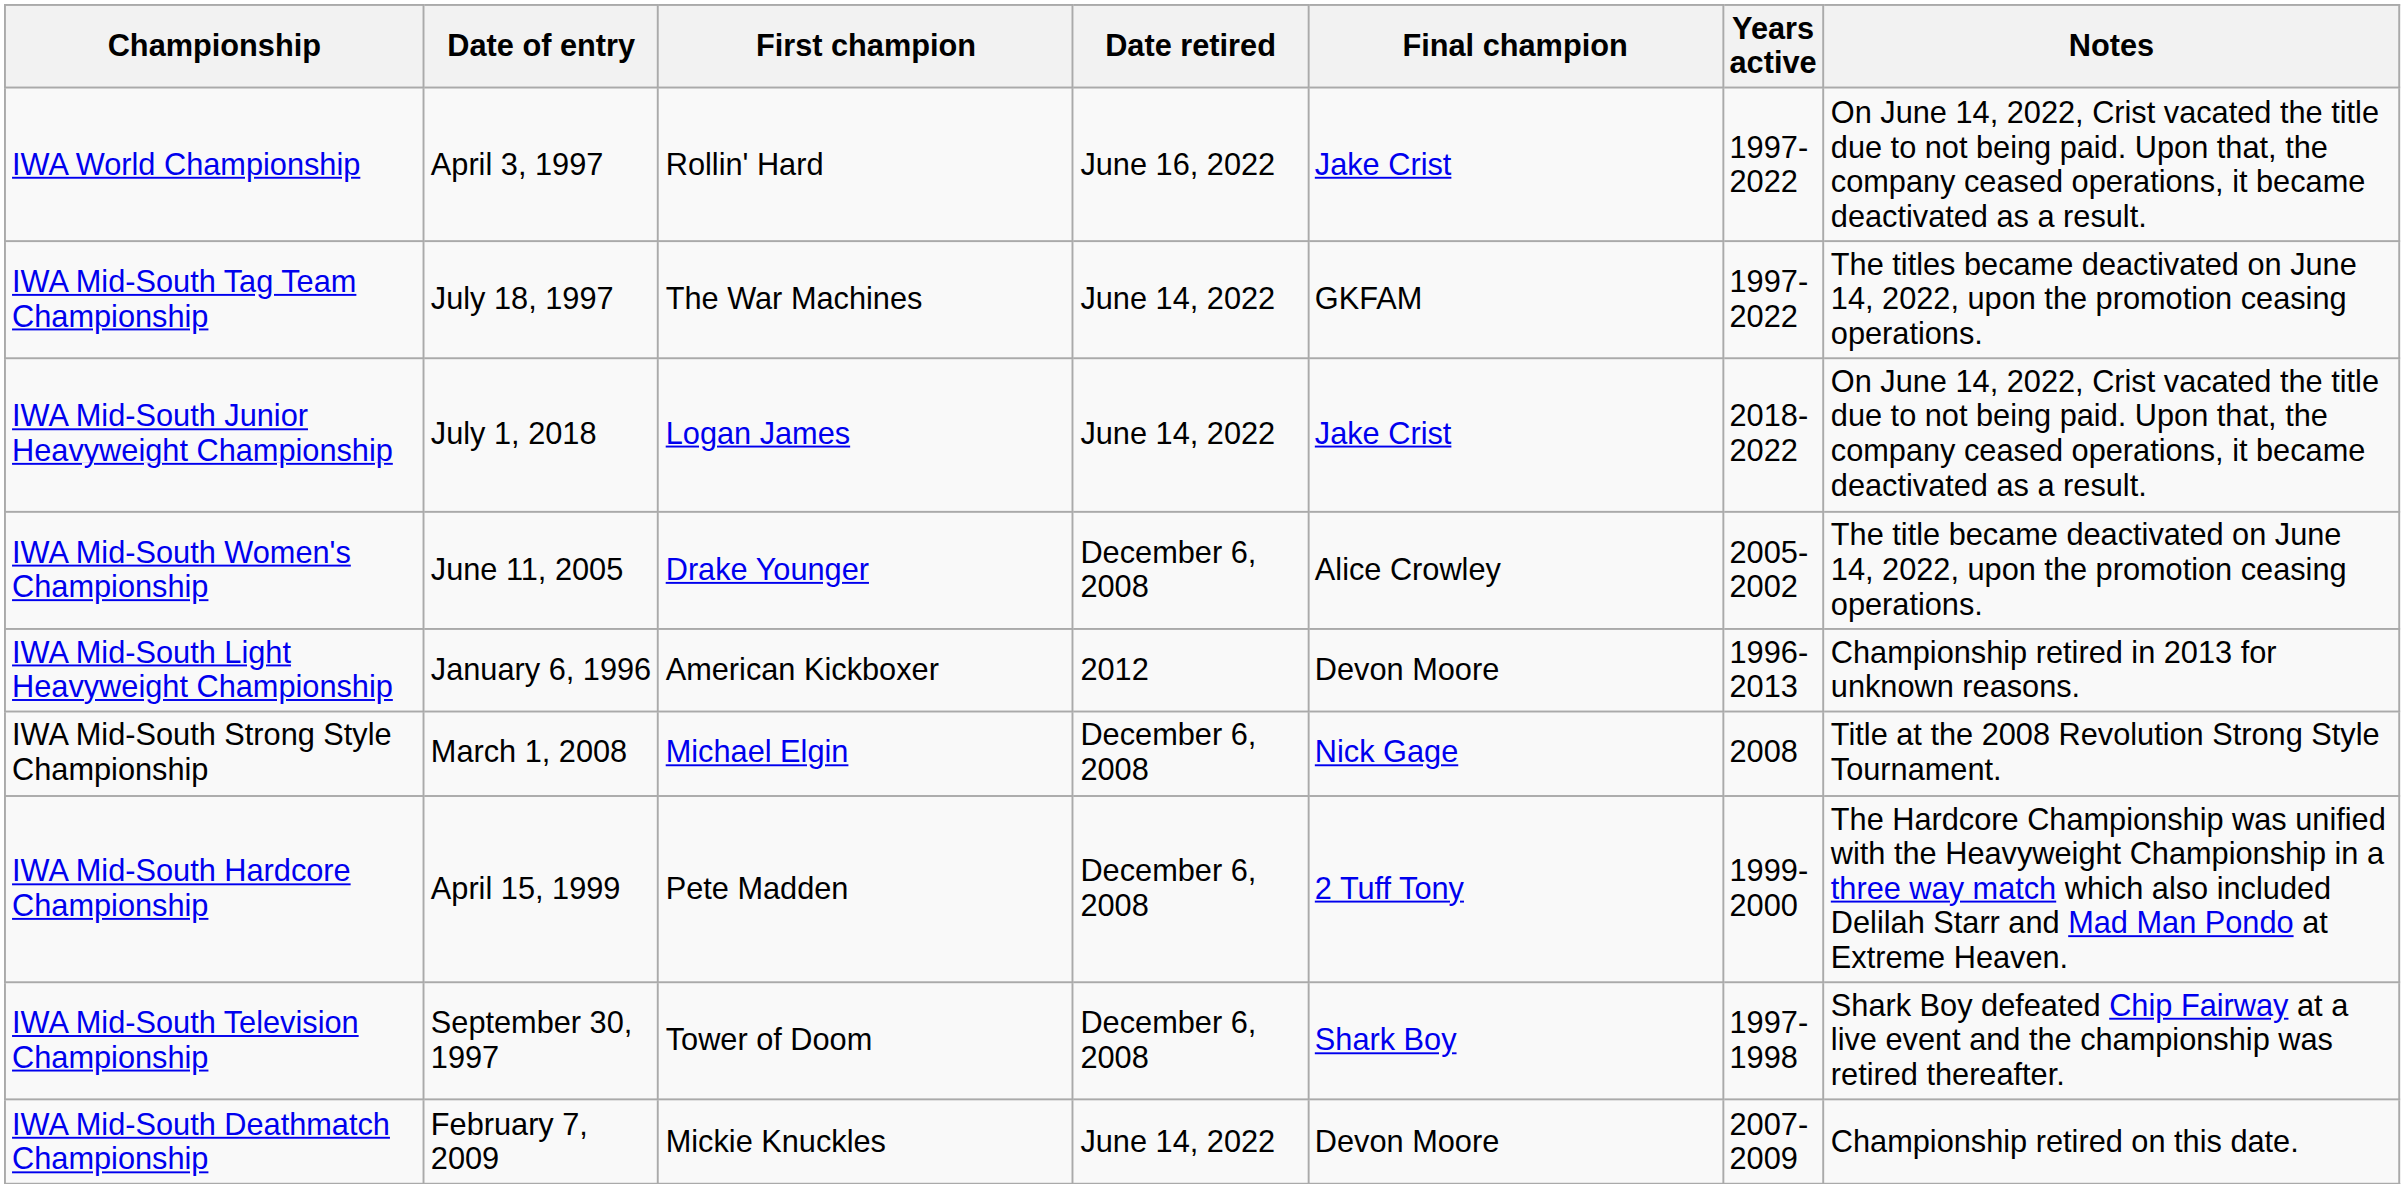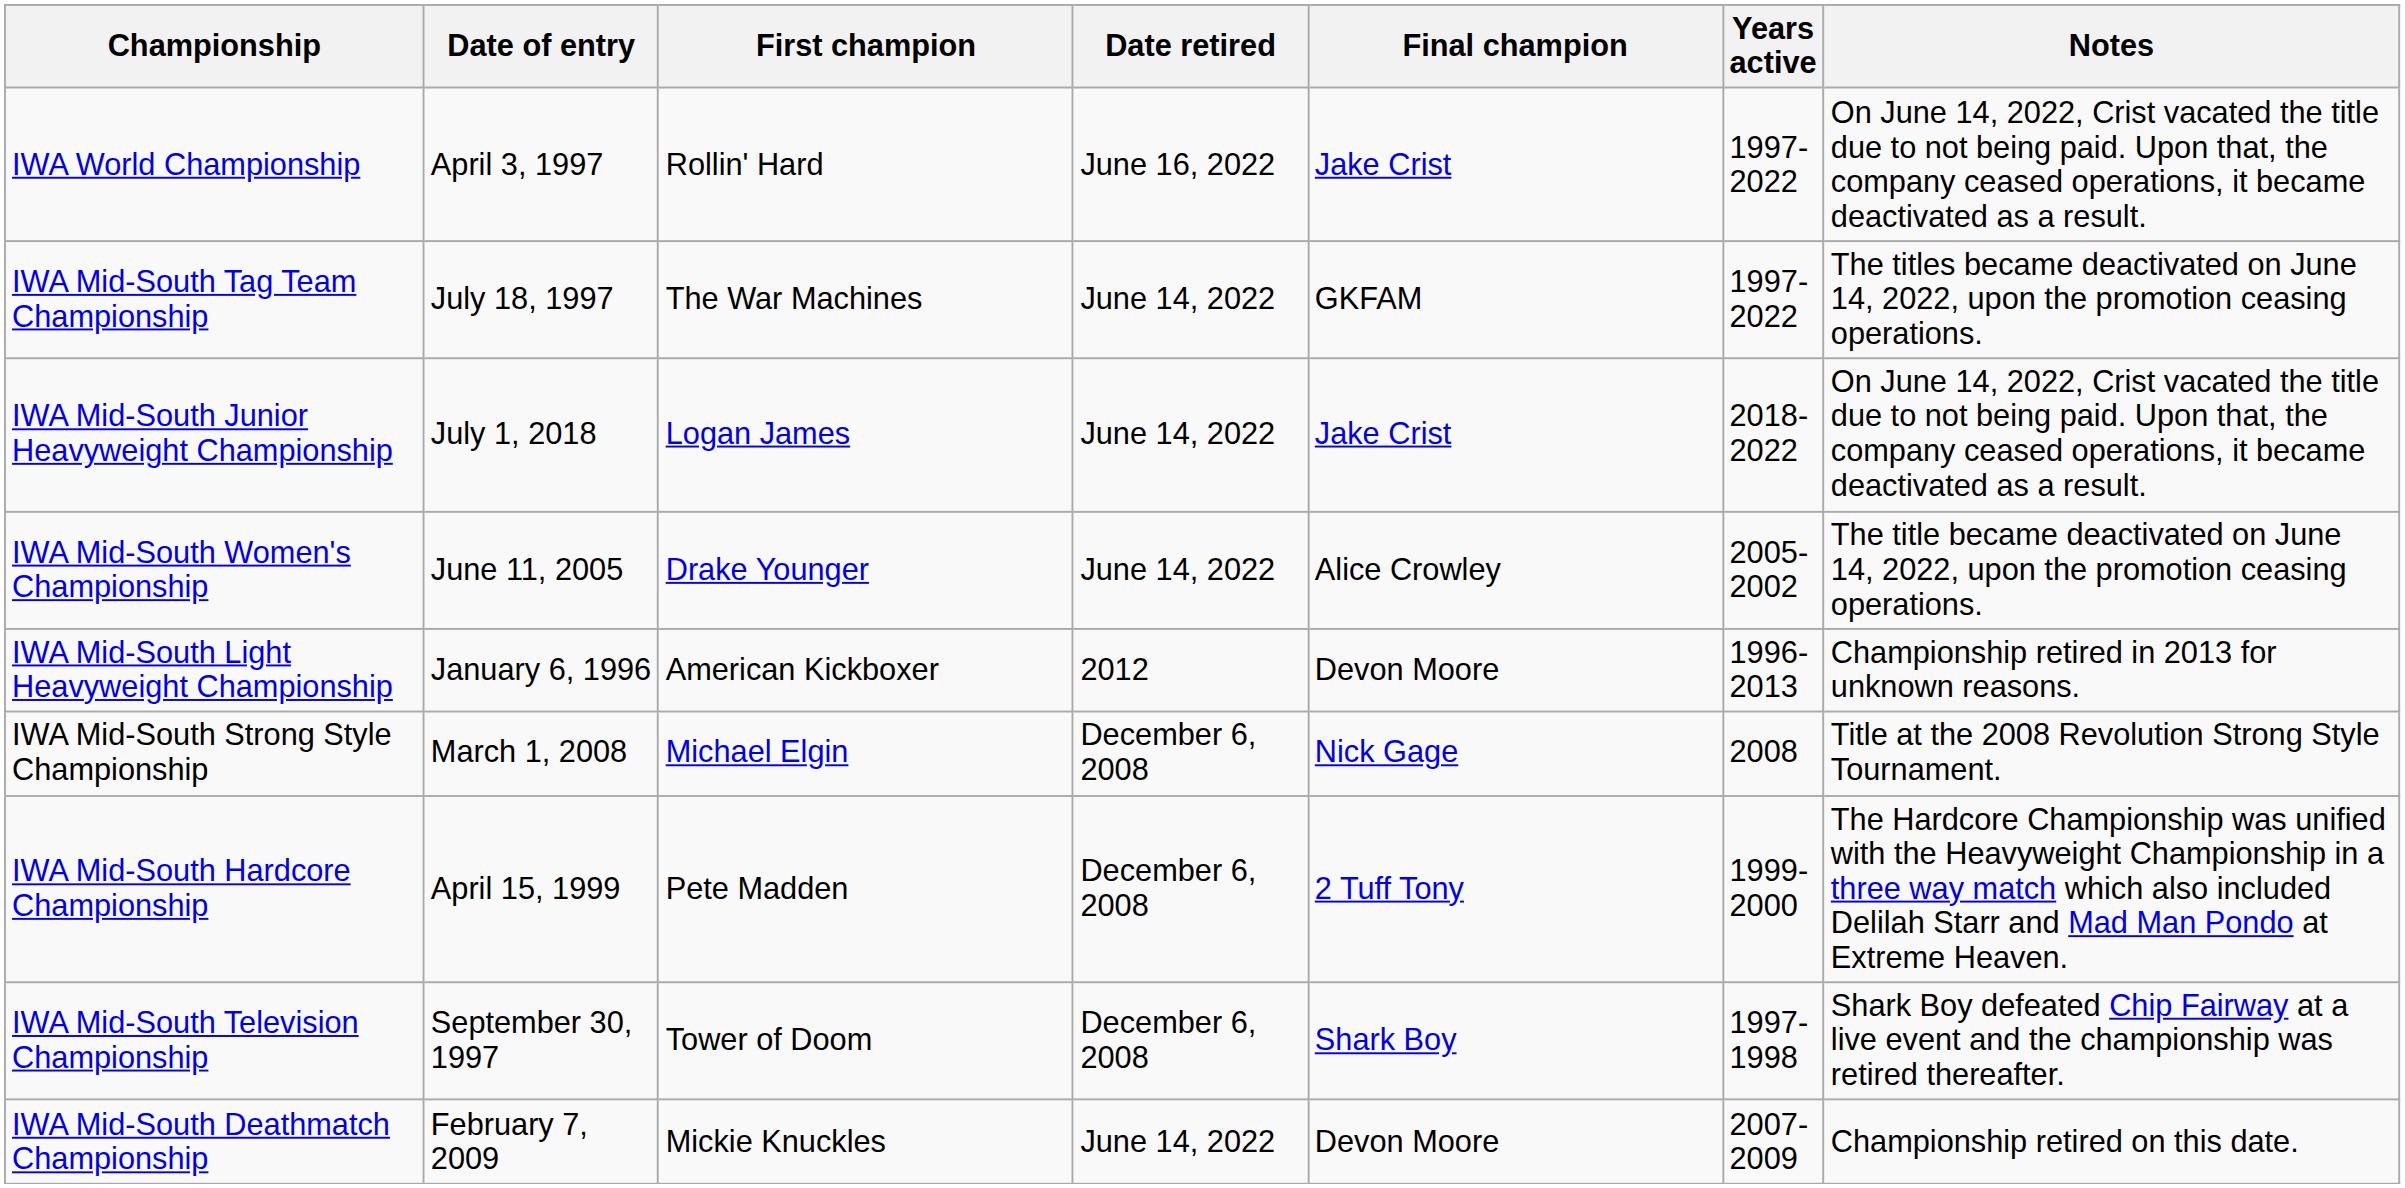(1168, 569) December 6, 2008 -> (1178, 569) June 14, 2022
